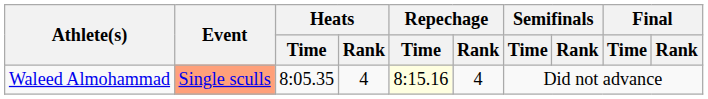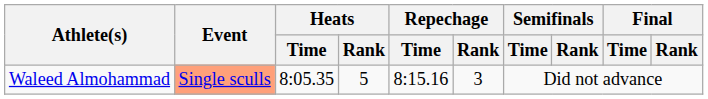(364, 79) 4 -> (364, 79) 5
(421, 79) lightyellow background -> (421, 79) no background
(478, 79) 4 -> (478, 79) 3
